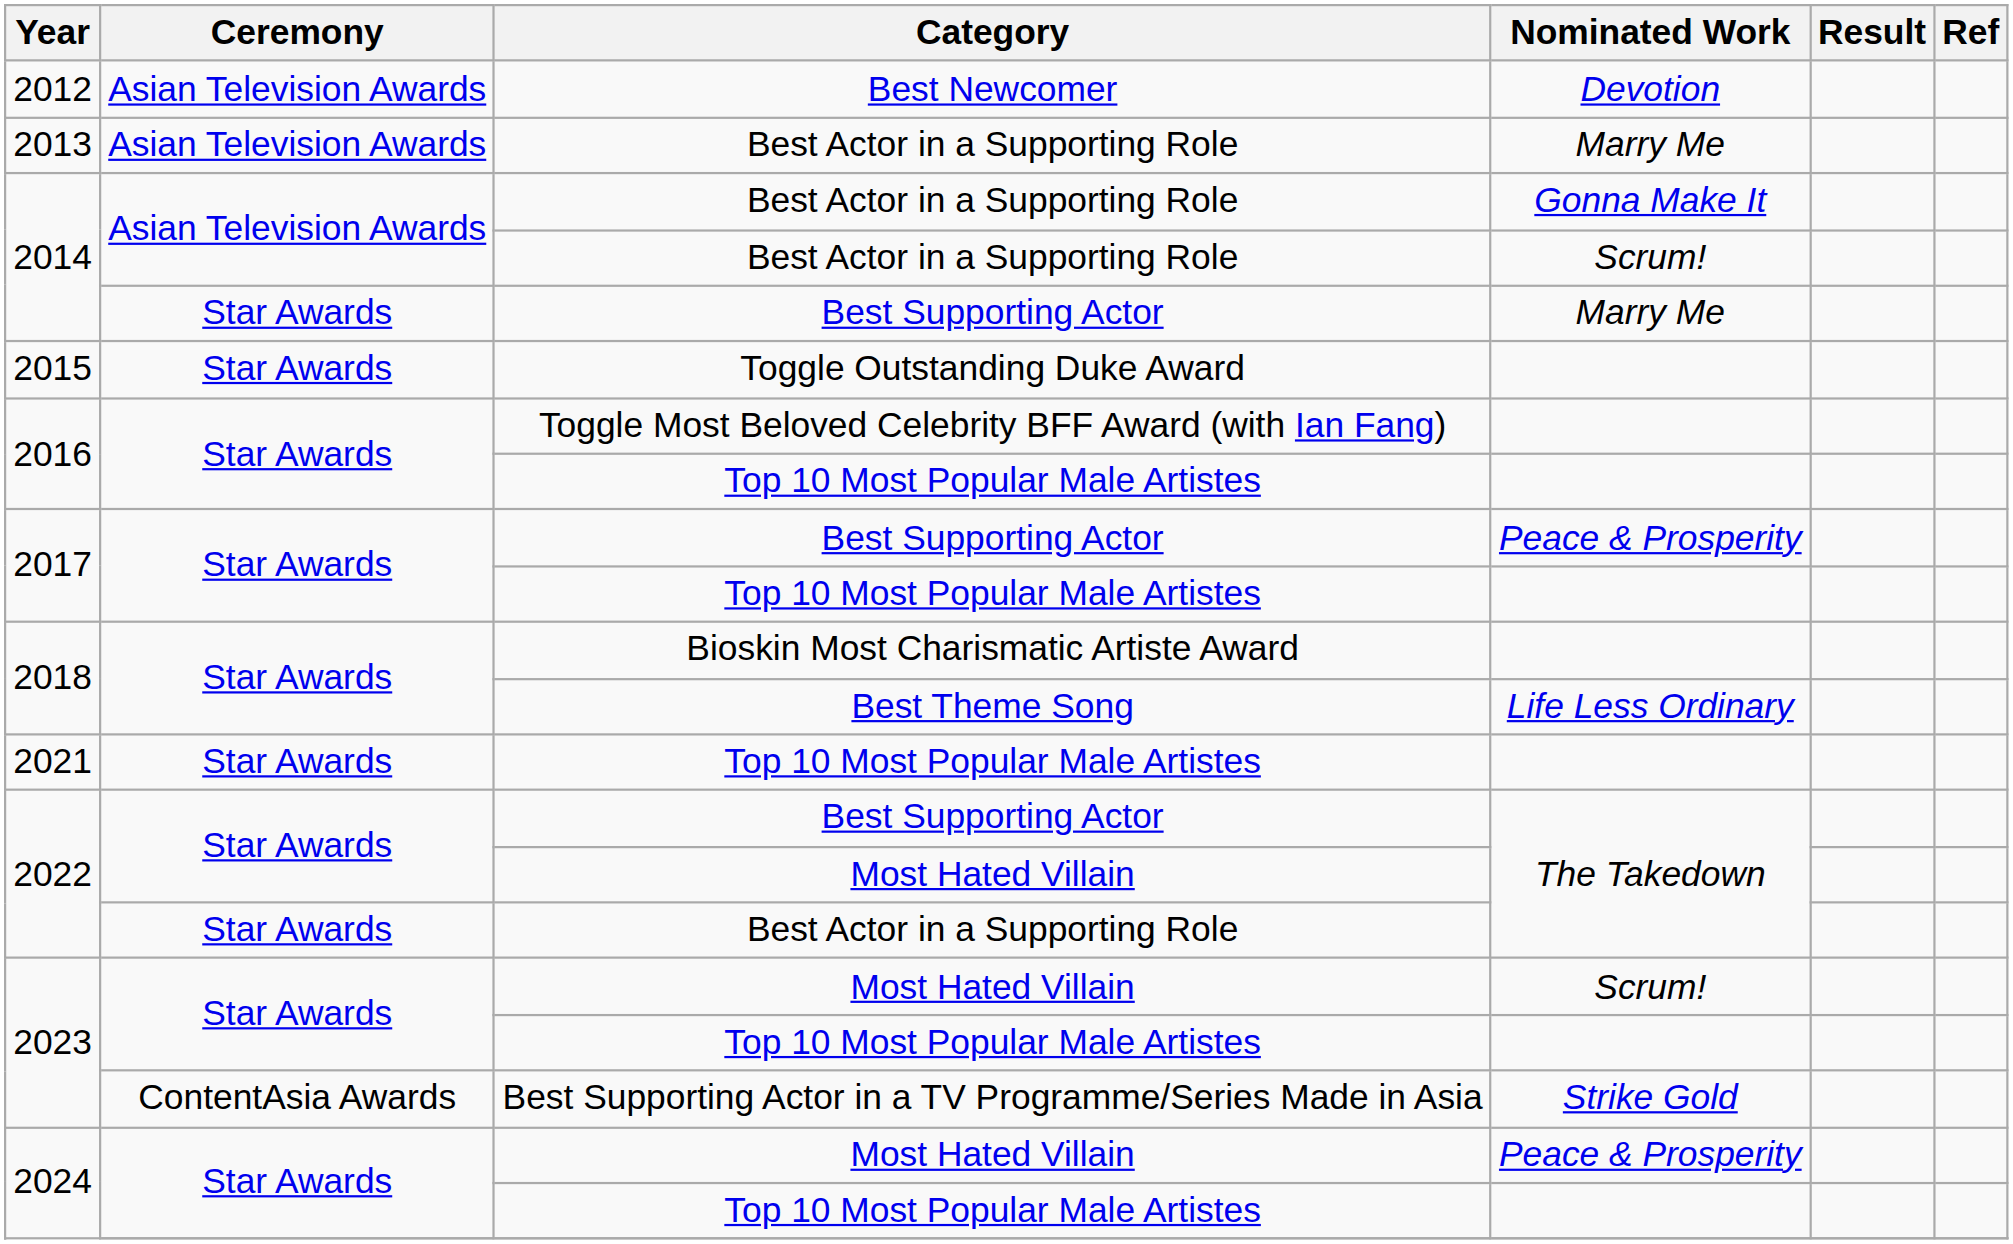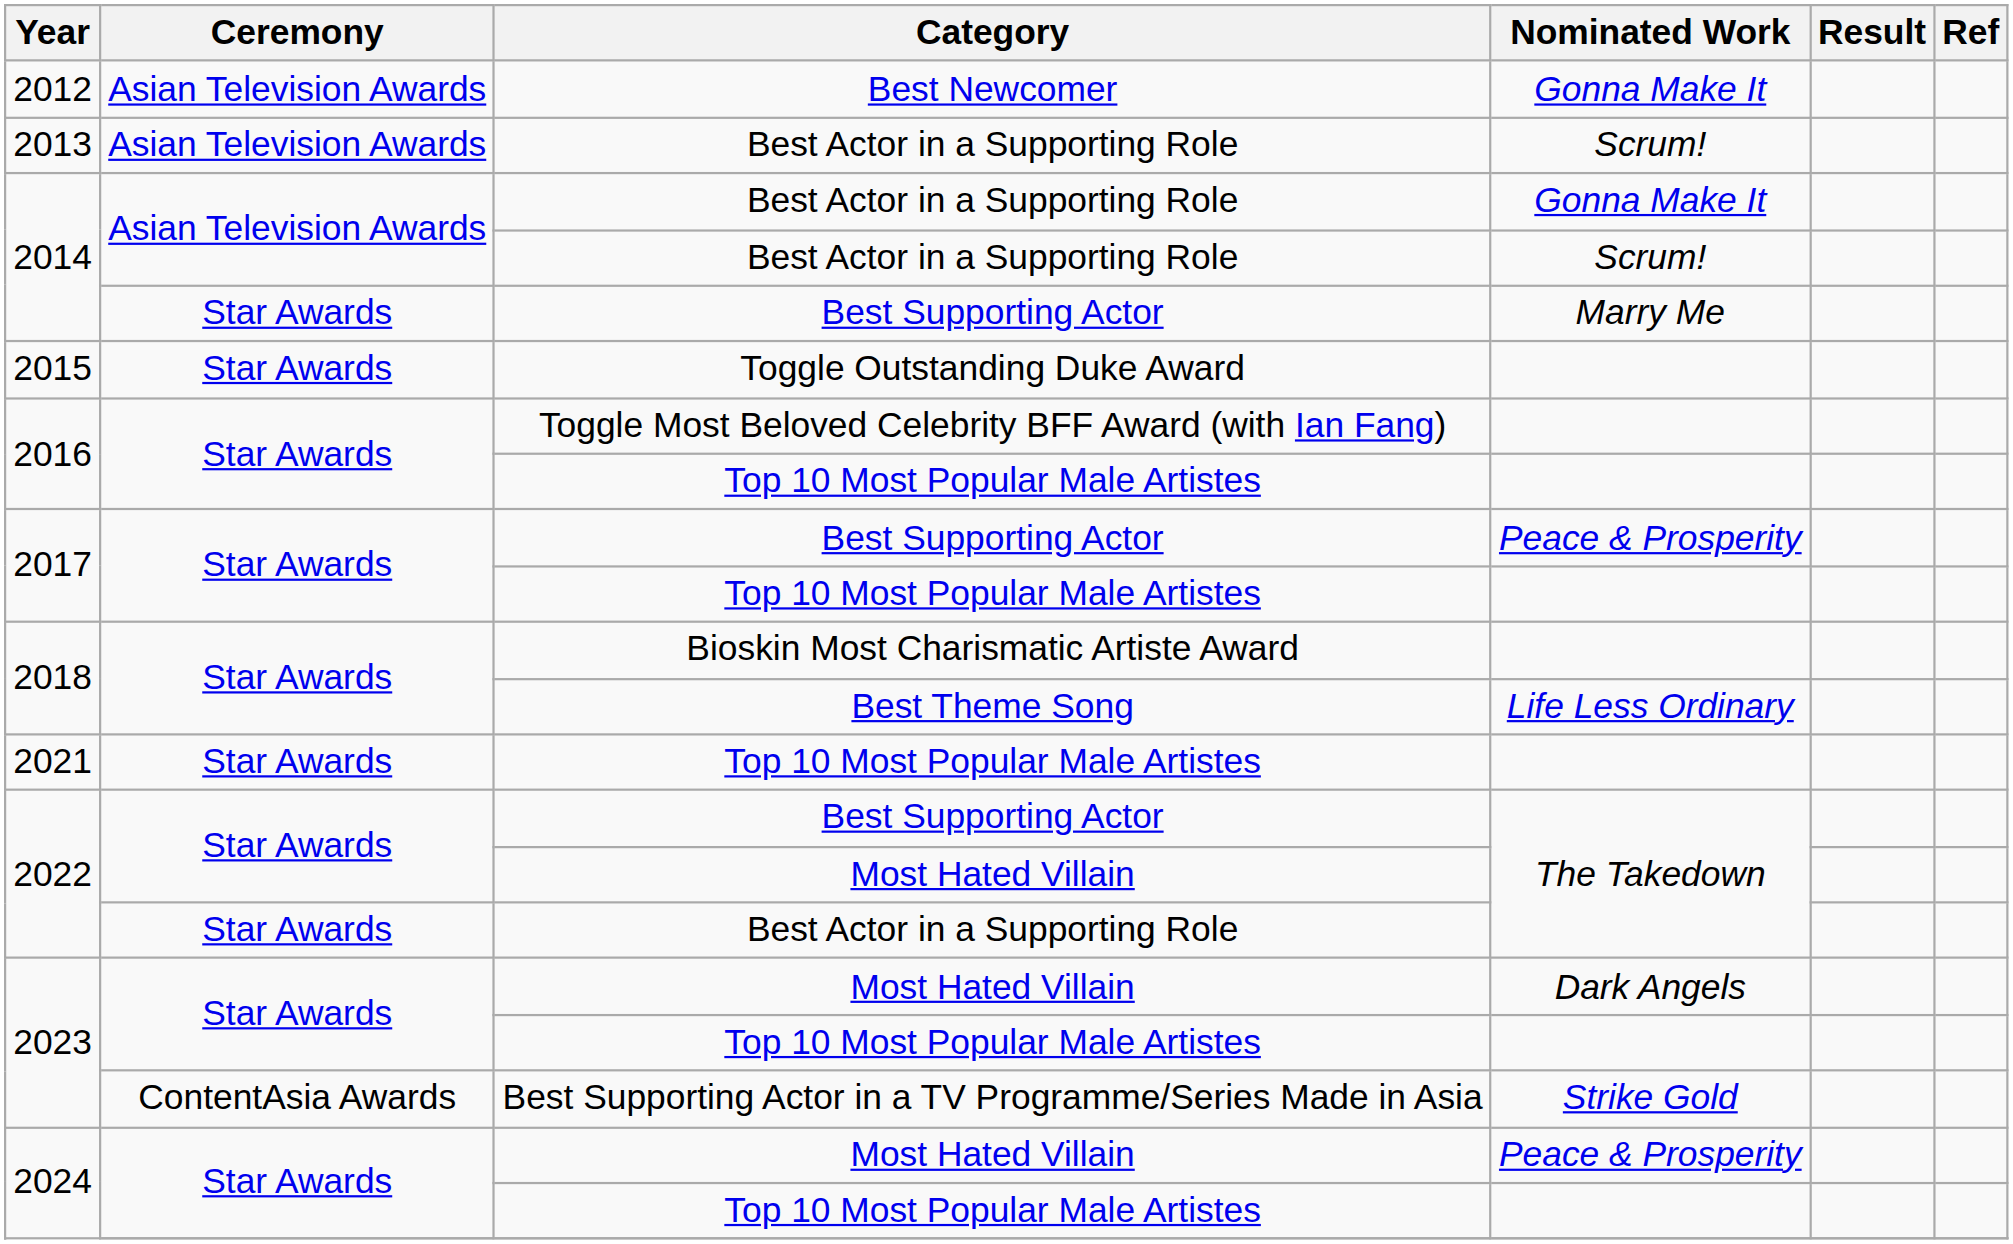(1650, 88) Devotion -> (1650, 88) Gonna Make It
(1650, 144) Marry Me -> (1650, 144) Scrum!
(1650, 985) Scrum! -> (1650, 985) Dark Angels
